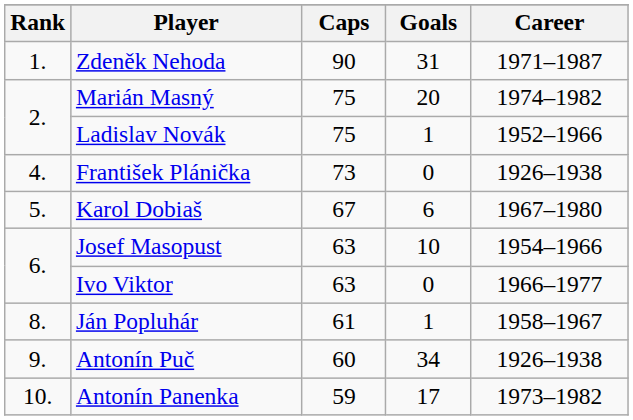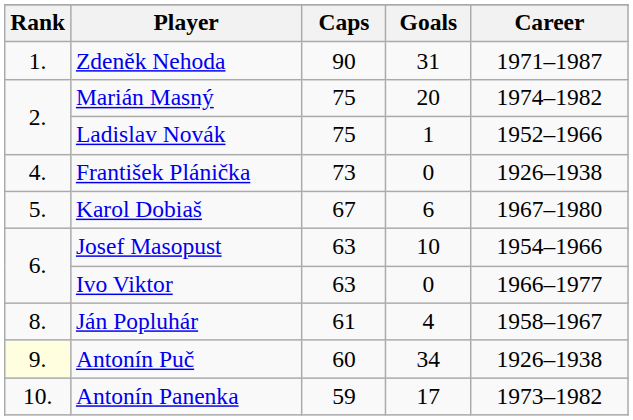(428, 321) 1 -> (428, 321) 4
(38, 358) no background -> (38, 358) lightyellow background
